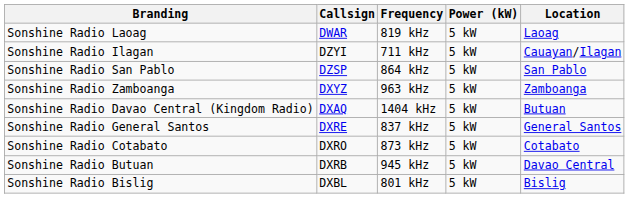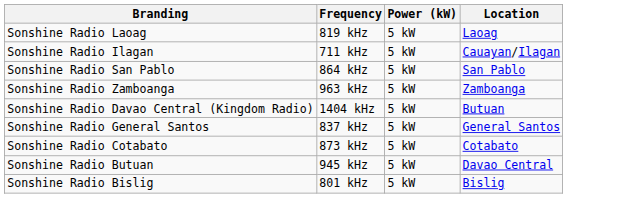- column: (347, 14)
